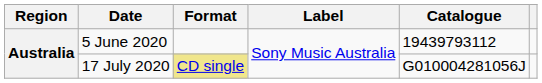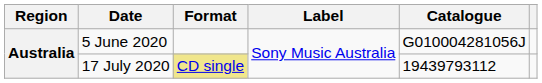(449, 41) 19439793112 -> (464, 41) G010004281056J
(464, 66) G010004281056J -> (449, 66) 19439793112
